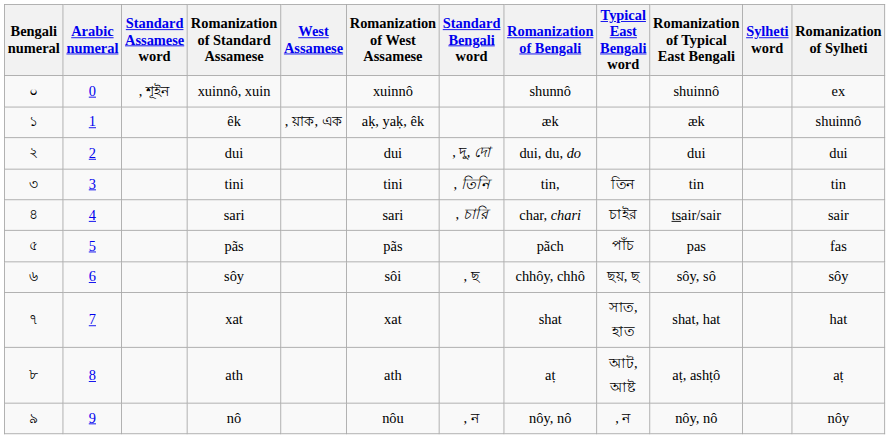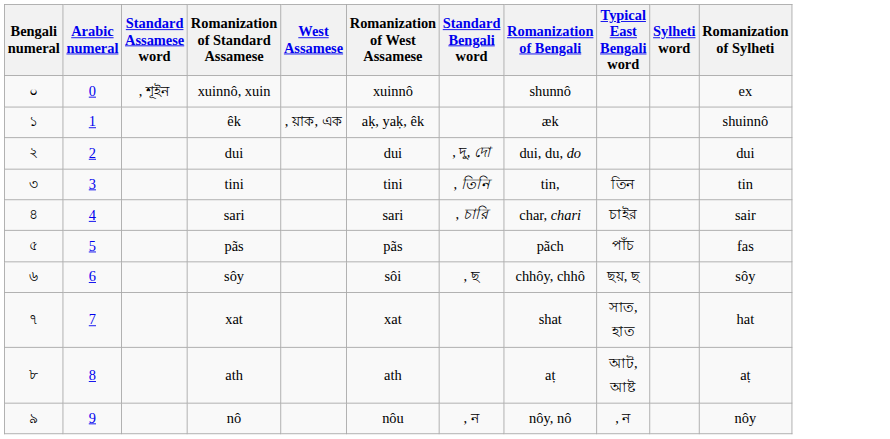- column: (696, 40)
